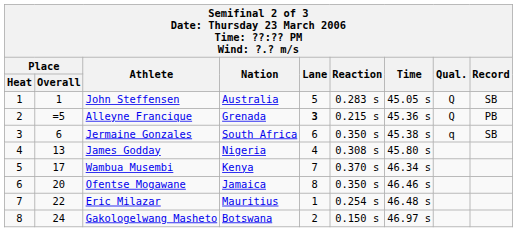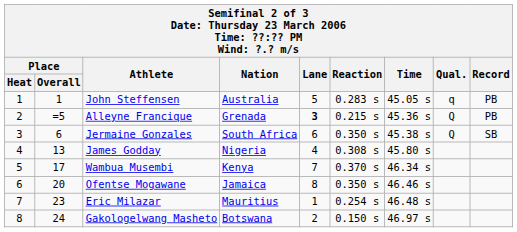(452, 100) Q -> (452, 100) q
(491, 100) SB -> (491, 100) PB
(452, 134) q -> (452, 134) Q
(59, 201) 22 -> (59, 201) 23
